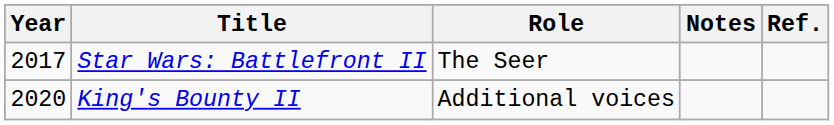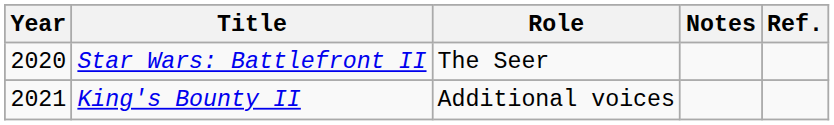(38, 62) 2017 -> (38, 62) 2020
(38, 100) 2020 -> (38, 100) 2021
